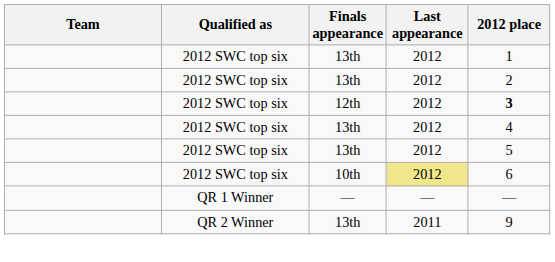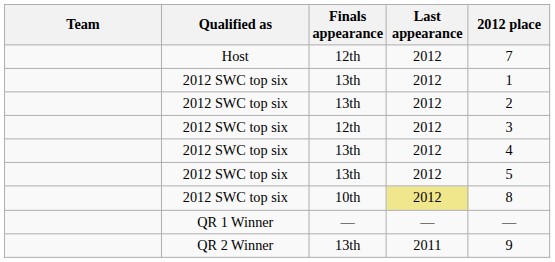+ row: (235, 56)
(509, 104) bold -> (509, 127) normal
(509, 174) 6 -> (509, 198) 8
